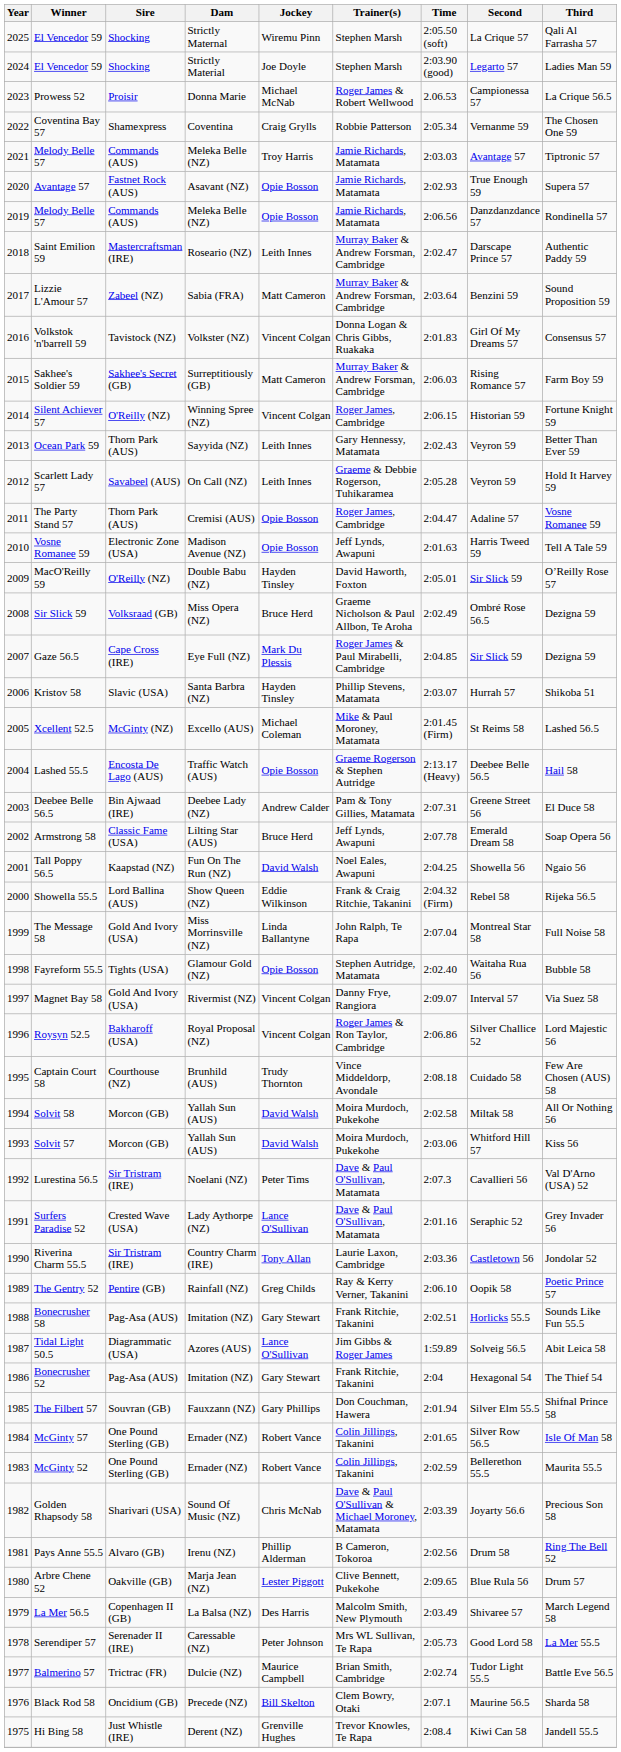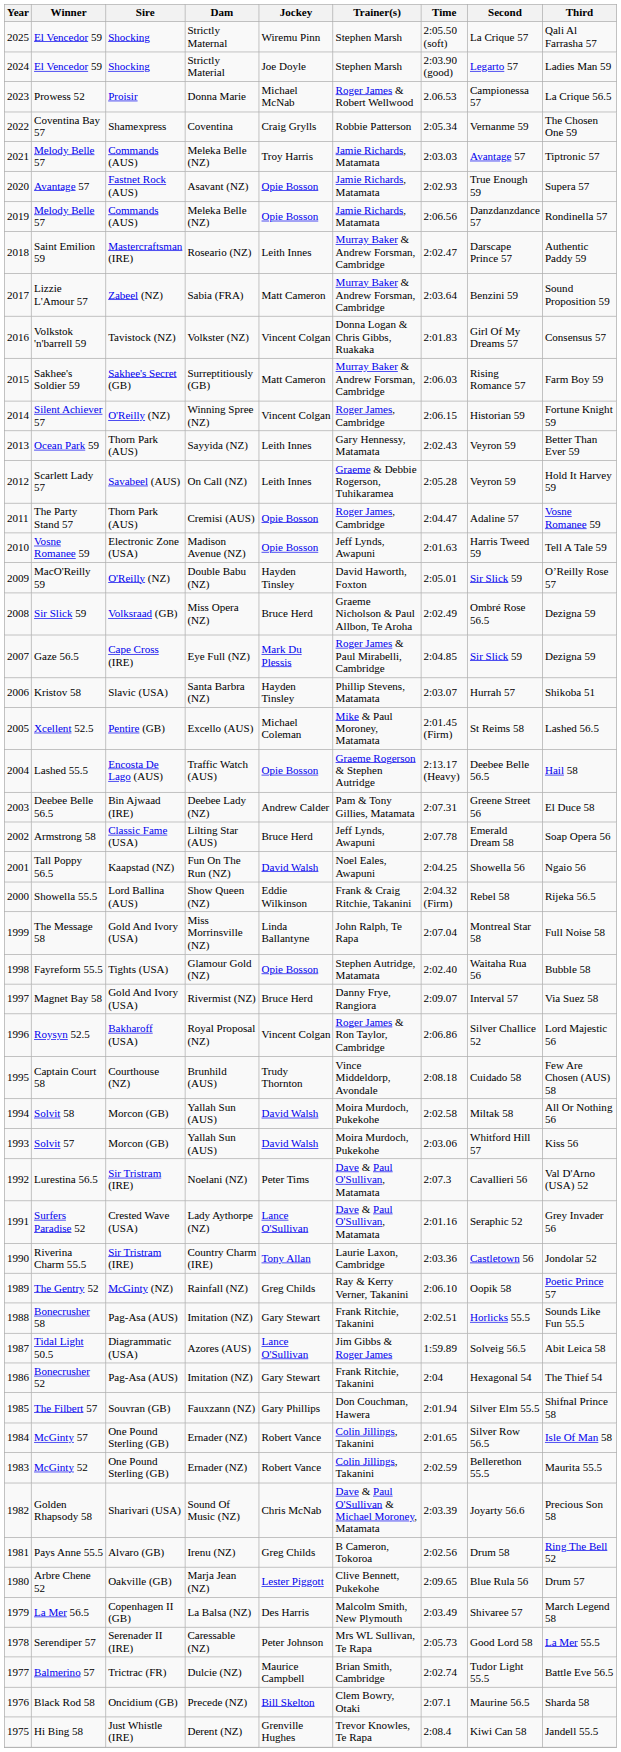(140, 728) McGinty (NZ) -> (137, 728) Pentire (GB)
(296, 999) Vincent Colgan -> (287, 999) Bruce Herd
(137, 1288) Pentire (GB) -> (140, 1288) McGinty (NZ)
(284, 1552) Phillip Alderman -> (288, 1552) Greg Childs
